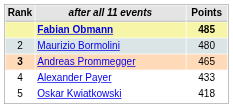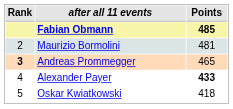(207, 46) 480 -> (207, 46) 481
(207, 78) normal -> (207, 78) bold
